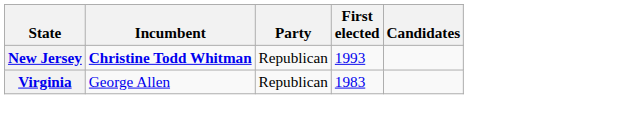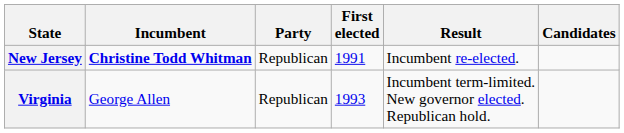+ column: (461, 33)
(350, 57) 1993 -> (350, 57) 1991
(350, 81) 1983 -> (350, 98) 1993
